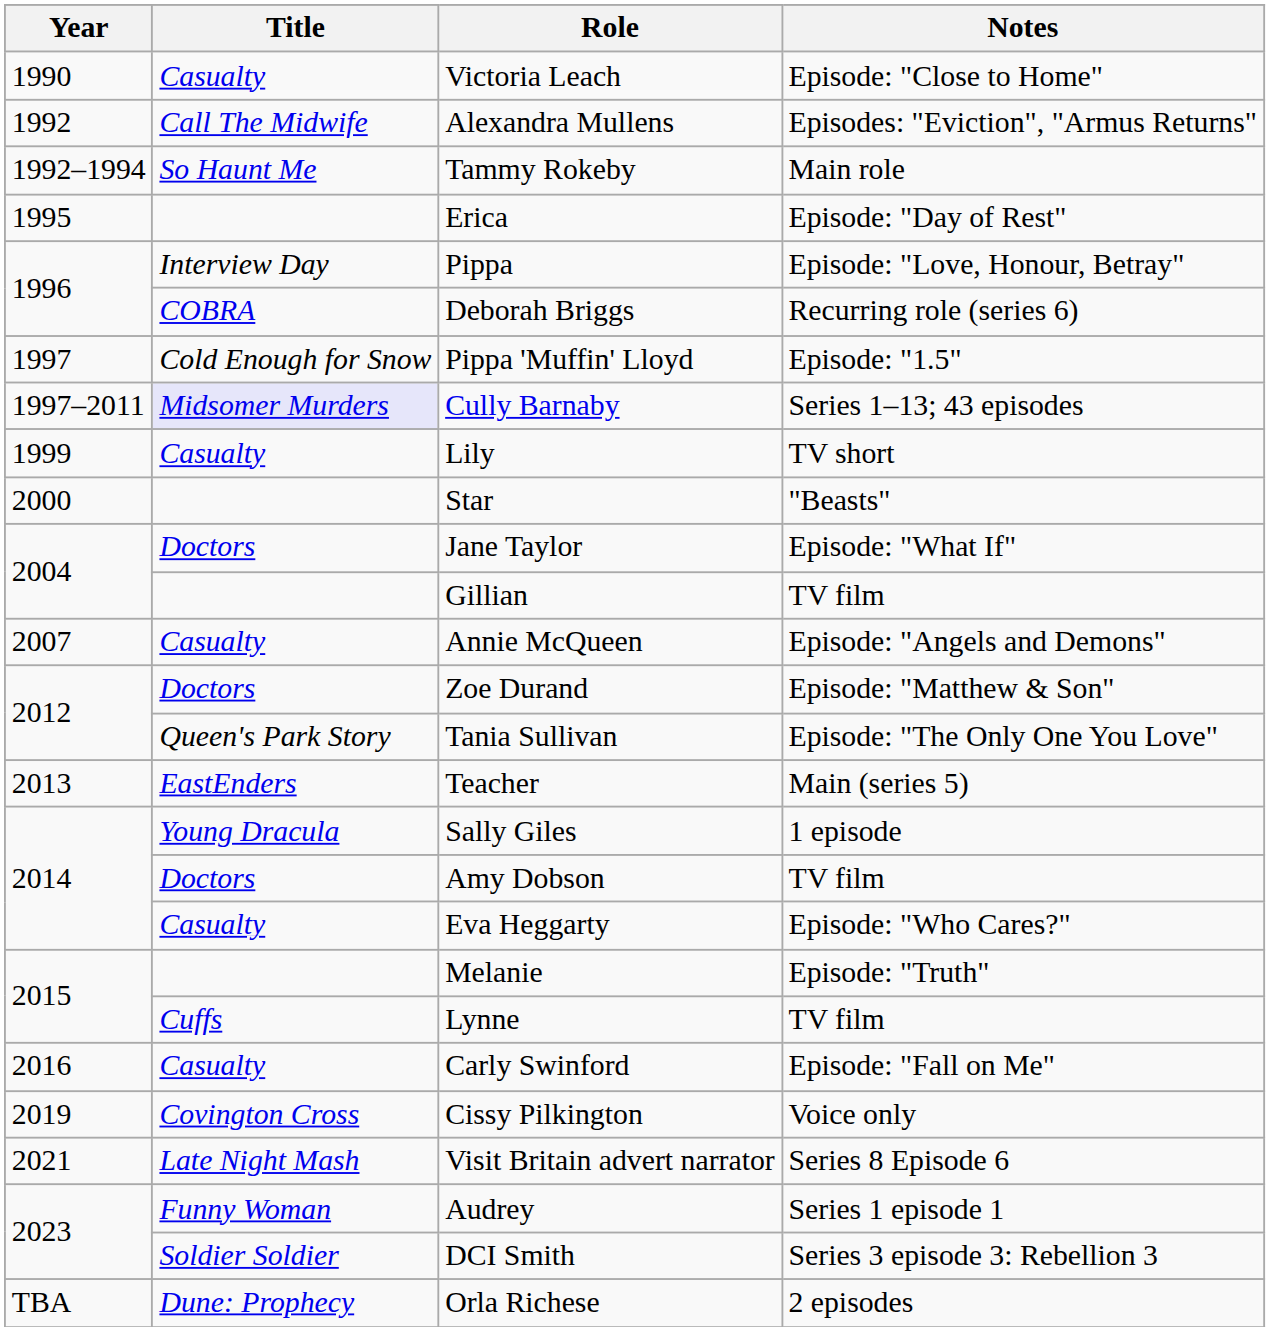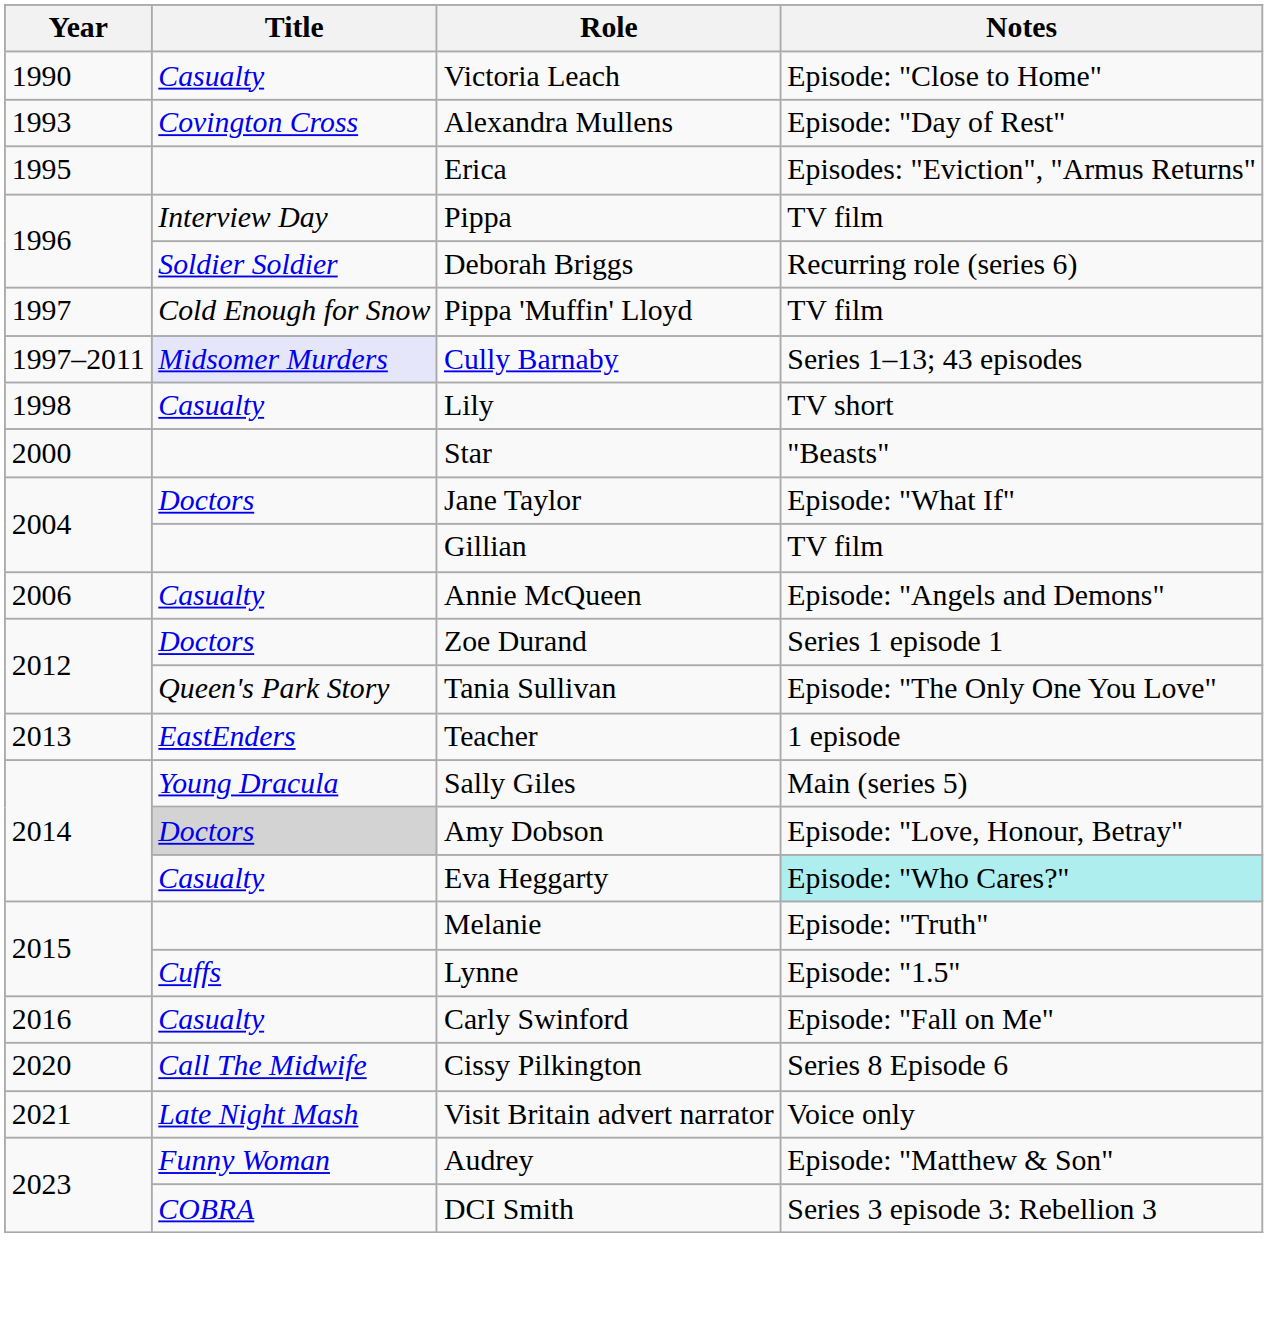(42, 122) 1992 -> (42, 122) 1993
(264, 122) Call The Midwife -> (258, 122) Covington Cross
(1023, 122) Episodes: "Eviction", "Armus Returns" -> (926, 122) Episode: "Day of Rest"
- row: (540, 169)
(927, 216) Episode: "Day of Rest" -> (1022, 169) Episodes: "Eviction", "Armus Returns"
(986, 264) Episode: "Love, Honour, Betray" -> (835, 216) TV film
(207, 311) COBRA -> (248, 264) Soldier Soldier
(875, 358) Episode: "1.5" -> (835, 311) TV film
(42, 452) 1999 -> (42, 405) 1998
(42, 641) 2007 -> (42, 594) 2006
(951, 688) Episode: "Matthew & Son" -> (895, 641) Series 1 episode 1
(879, 783) Main (series 5) -> (844, 736) 1 episode
(845, 830) 1 episode -> (877, 783) Main (series 5)
(207, 877) no background -> (206, 830) lightgrey background
(837, 877) TV film -> (985, 830) Episode: "Love, Honour, Betray"
(930, 924) no background -> (928, 877) paleturquoise background
(837, 1019) TV film -> (874, 972) Episode: "1.5"
(42, 1113) 2019 -> (42, 1066) 2020
(259, 1113) Covington Cross -> (262, 1066) Call The Midwife
(852, 1113) Voice only -> (898, 1066) Series 8 Episode 6
(899, 1160) Series 8 Episode 6 -> (851, 1113) Voice only
(896, 1208) Series 1 episode 1 -> (950, 1160) Episode: "Matthew & Son"
(249, 1255) Soldier Soldier -> (206, 1208) COBRA
- row: (522, 1302)
